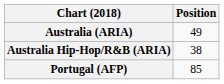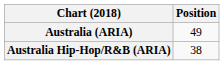- row: (89, 69)
